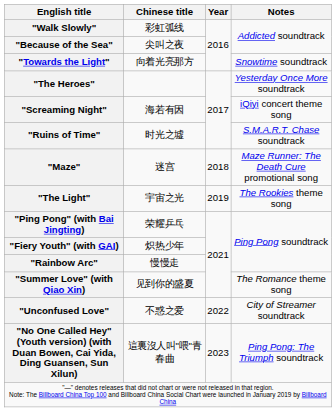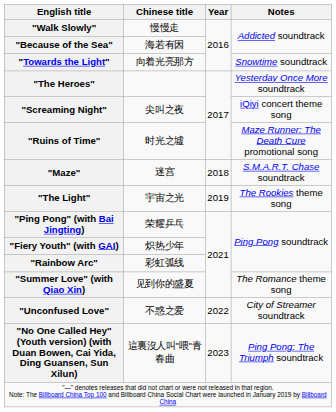(165, 27) 彩虹弧线 -> (165, 27) 慢慢走
(165, 44) 尖叫之夜 -> (165, 44) 海若有因
(165, 109) 海若有因 -> (165, 109) 尖叫之夜
(281, 135) S.M.A.R.T. Chase soundtrack -> (281, 141) Maze Runner: The Death Cure promotional song
(281, 167) Maze Runner: The Death Cure promotional song -> (281, 172) S.M.A.R.T. Chase soundtrack
(165, 262) 慢慢走 -> (165, 262) 彩虹弧线
